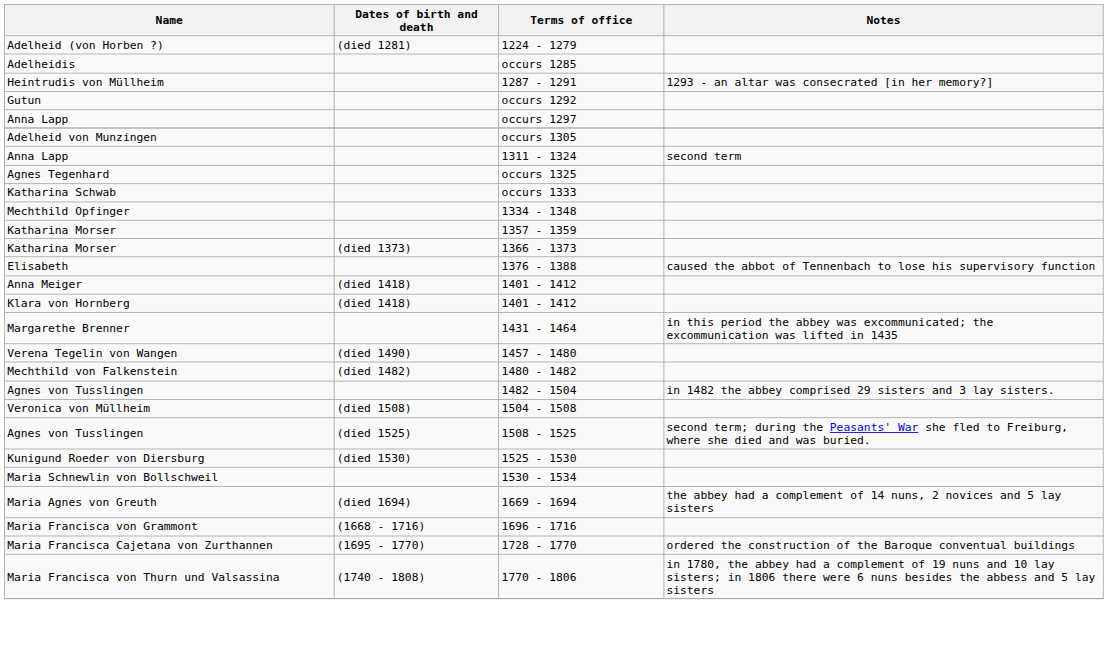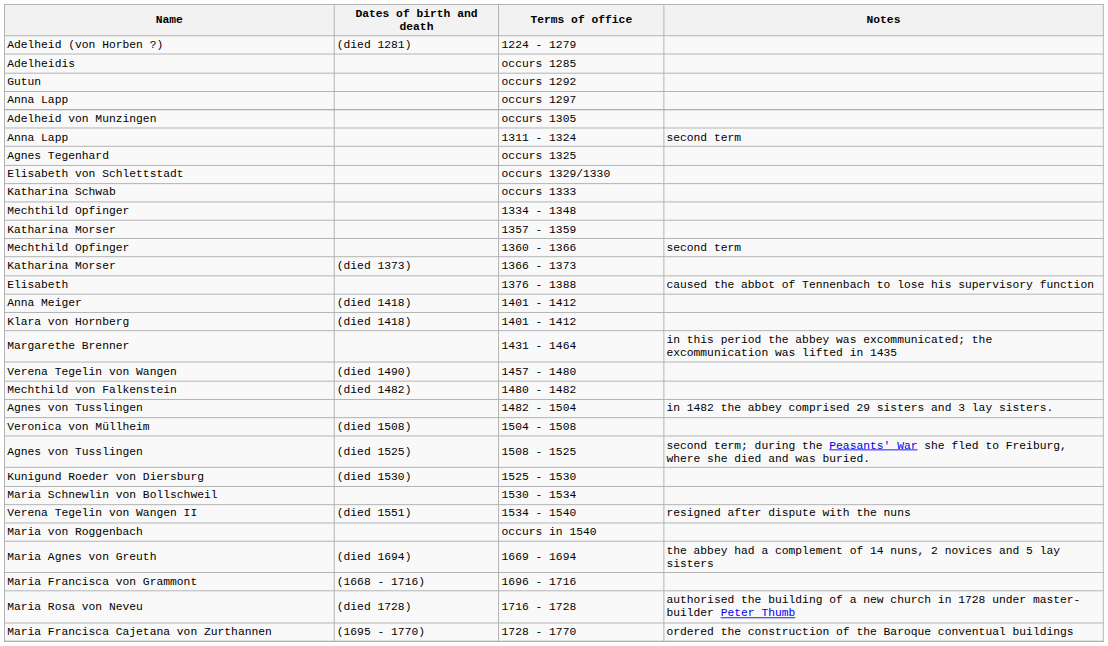- row: (85, 82)
+ row: (95, 174)
+ row: (68, 248)
+ row: (102, 514)
+ row: (75, 532)
+ row: (75, 607)
- row: (143, 577)
